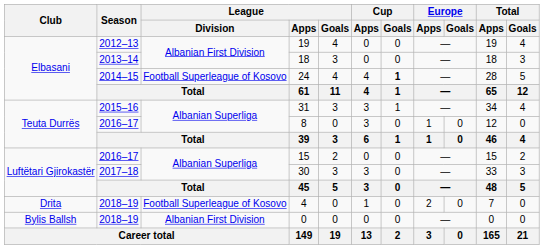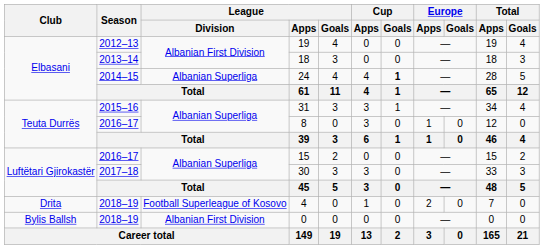(215, 76) Football Superleague of Kosovo -> (215, 76) Albanian Superliga
